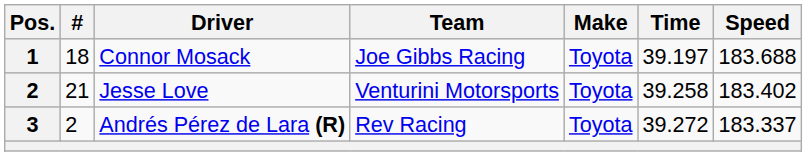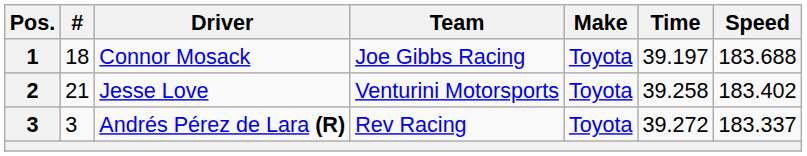(71, 124) 2 -> (71, 124) 3
